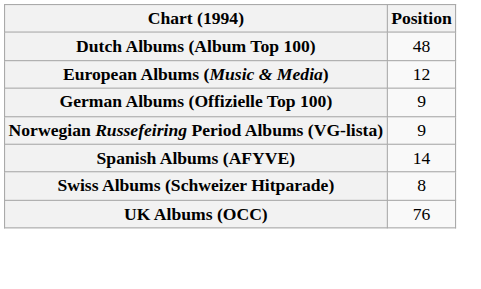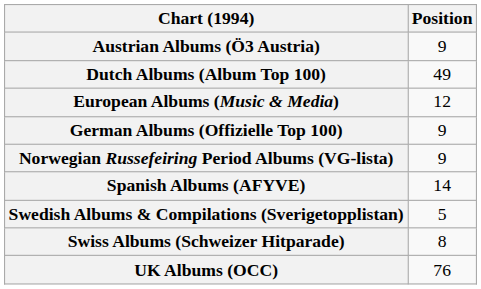+ row: (206, 46)
(422, 46) 48 -> (442, 74) 49
+ row: (206, 213)
